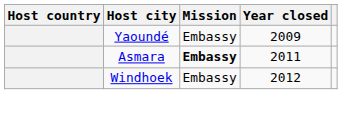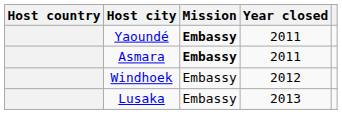(210, 36) normal -> (210, 36) bold
(286, 36) 2009 -> (286, 36) 2011
+ row: (142, 99)
